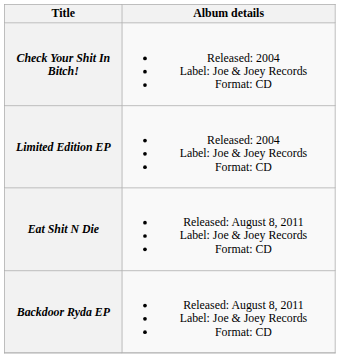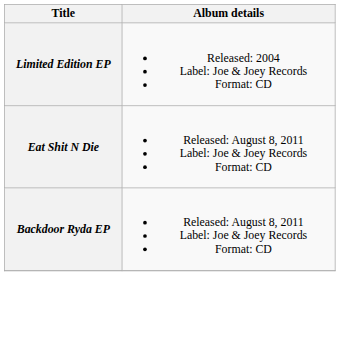- row: (63, 64)
